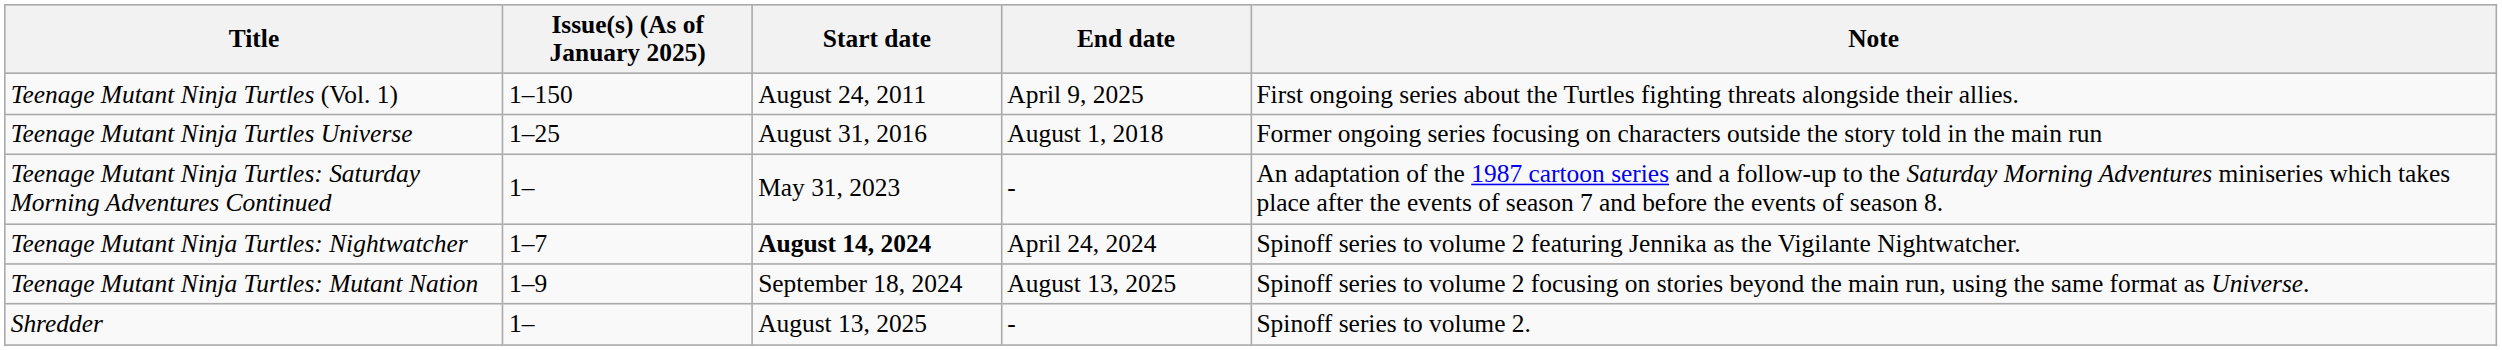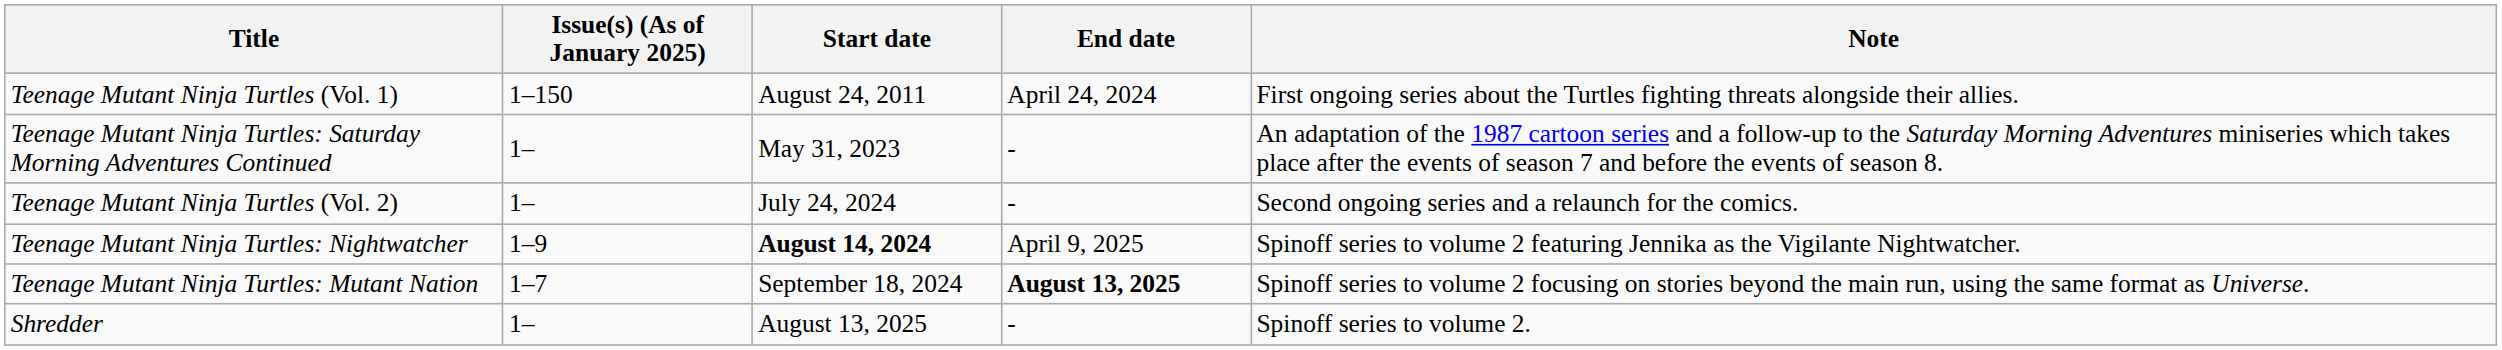(1076, 93) April 9, 2025 -> (1082, 93) April 24, 2024
- row: (212, 133)
+ row: (204, 202)
(528, 243) 1–7 -> (528, 243) 1–9
(1082, 243) April 24, 2024 -> (1076, 243) April 9, 2025
(528, 283) 1–9 -> (528, 283) 1–7
(1092, 283) normal -> (1094, 283) bold
